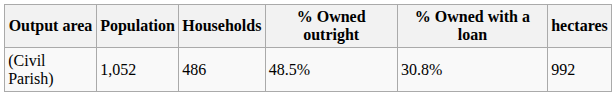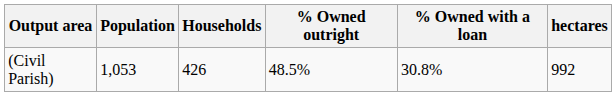(118, 69) 1,052 -> (118, 69) 1,053
(194, 69) 486 -> (194, 69) 426
